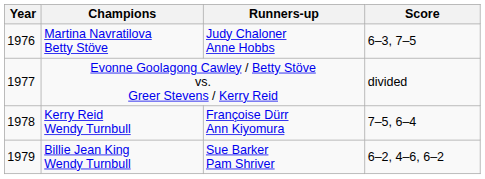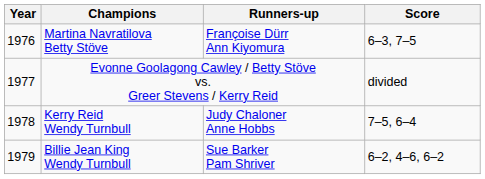(246, 41) Judy Chaloner Anne Hobbs -> (247, 41) Françoise Dürr Ann Kiyomura
(247, 122) Françoise Dürr Ann Kiyomura -> (246, 122) Judy Chaloner Anne Hobbs
